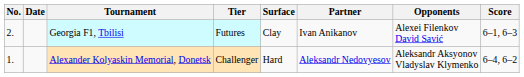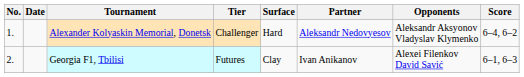rows swapped: (130, 59) <-> (87, 33)
